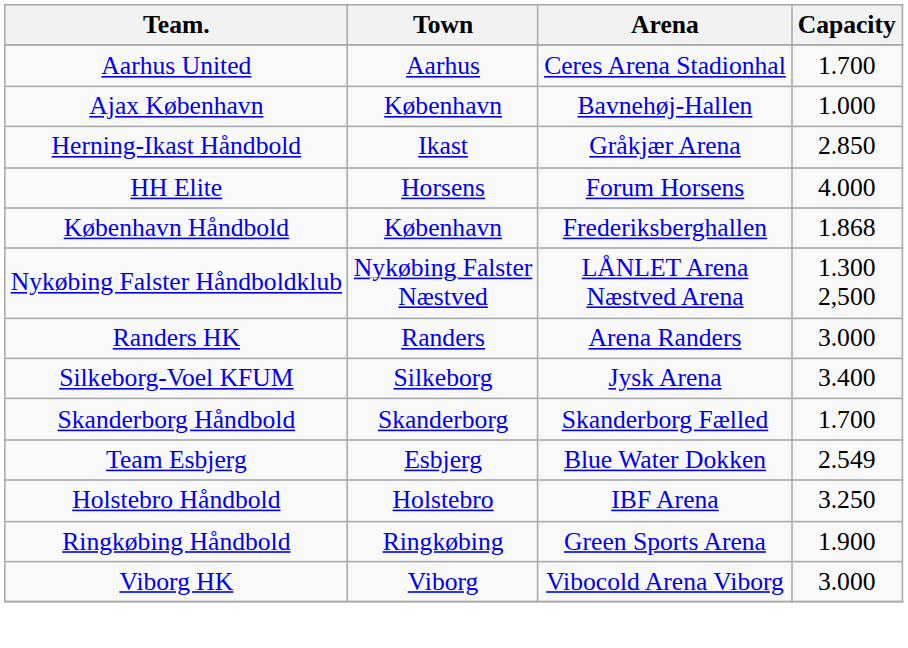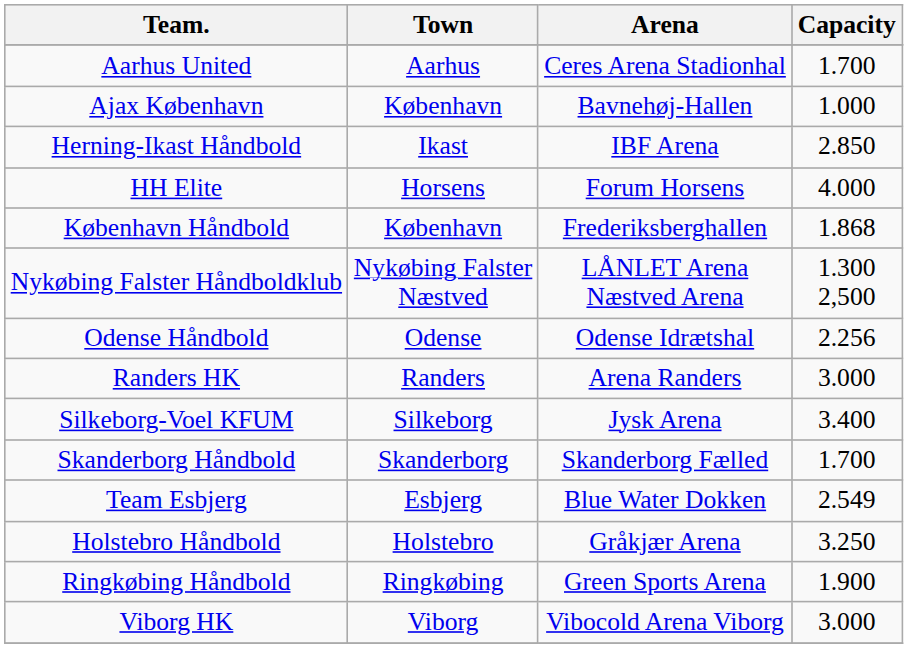(665, 146) Gråkjær Arena -> (665, 146) IBF Arena
+ row: (176, 337)
(665, 500) IBF Arena -> (665, 540) Gråkjær Arena
